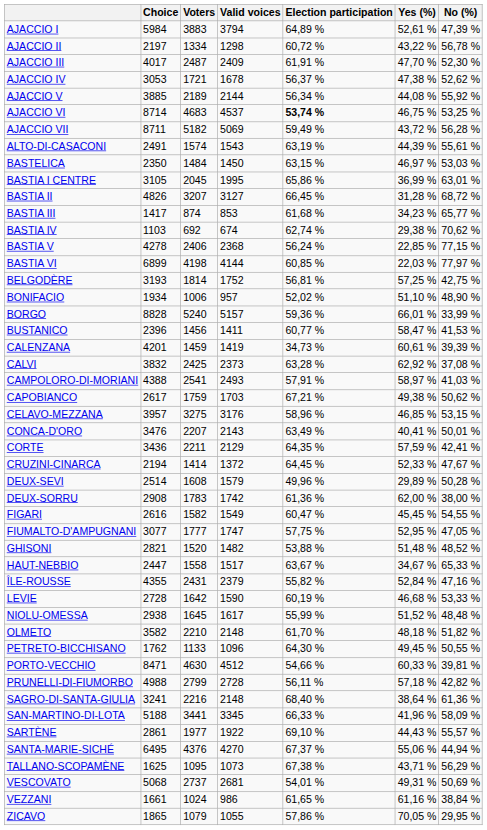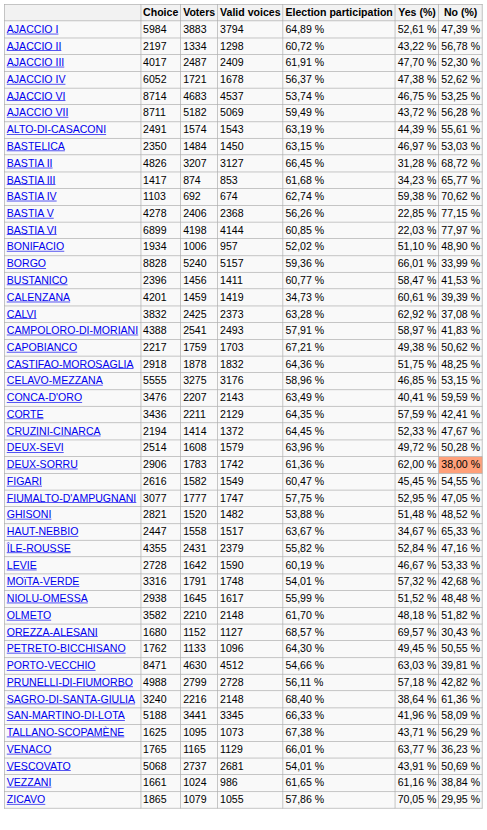(155, 79) 3053 -> (155, 79) 6052
- row: (35, 96)
(305, 113) bold -> (305, 96) normal
- row: (51, 180)
(417, 230) 29,38 % -> (417, 197) 59,38 %
(305, 247) 56,24 % -> (305, 213) 56,26 %
- row: (40, 280)
(461, 381) 41,03 % -> (461, 331) 41,83 %
(155, 398) 2617 -> (155, 347) 2217
+ row: (70, 364)
(155, 414) 3957 -> (155, 381) 5555
(461, 431) 50,01 % -> (461, 398) 59,59 %
(305, 481) 49,96 % -> (305, 448) 63,96 %
(417, 481) 29,89 % -> (417, 448) 49,72 %
(155, 498) 2908 -> (155, 465) 2906
(461, 498) no background -> (461, 465) lightsalmon background
(417, 599) 46,68 % -> (417, 565) 46,67 %
+ row: (43, 582)
+ row: (52, 632)
(417, 666) 60,33 % -> (417, 666) 63,03 %
(155, 699) 3241 -> (155, 699) 3240
- row: (32, 733)
- row: (60, 749)
+ row: (29, 749)
(417, 783) 49,31 % -> (417, 766) 43,91 %
